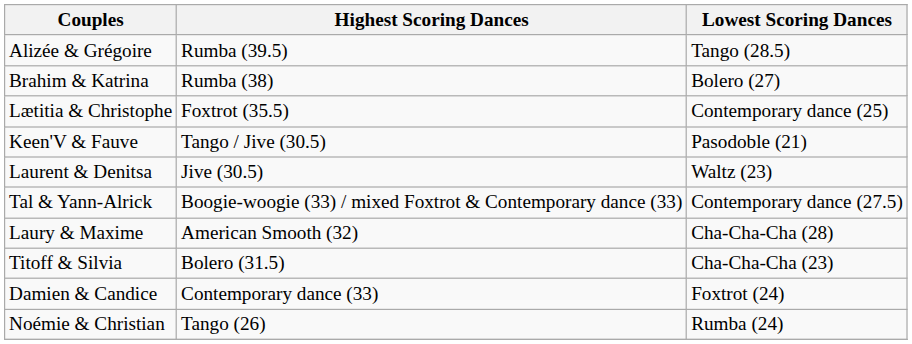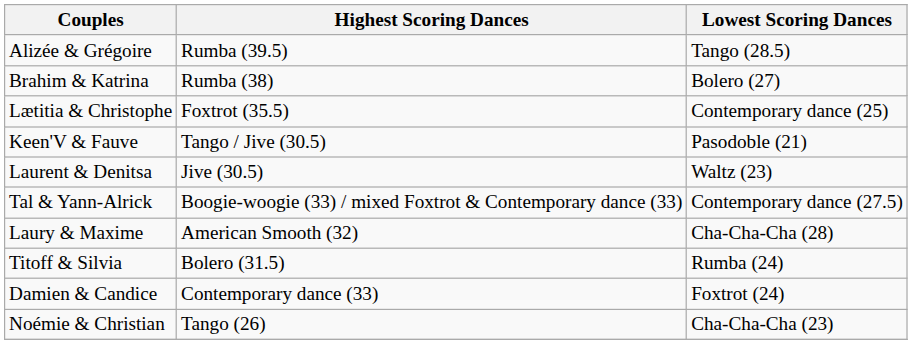(762, 263) Cha-Cha-Cha (23) -> (737, 263) Rumba (24)
(737, 324) Rumba (24) -> (762, 324) Cha-Cha-Cha (23)
